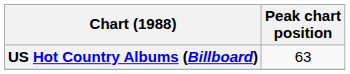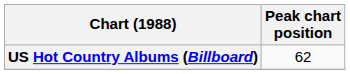(303, 57) 63 -> (303, 57) 62
